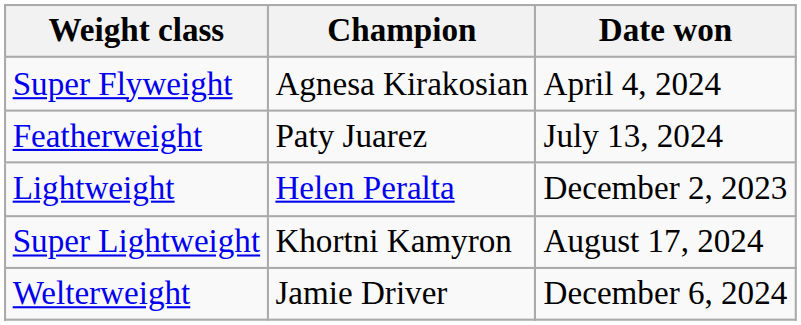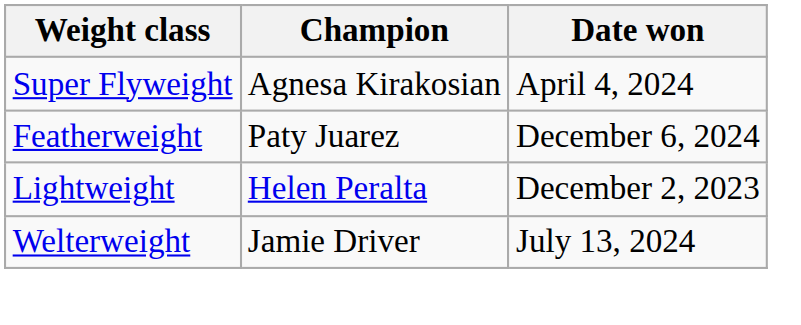(633, 135) July 13, 2024 -> (638, 135) December 6, 2024
- row: (136, 240)
(665, 293) December 6, 2024 -> (606, 240) July 13, 2024
